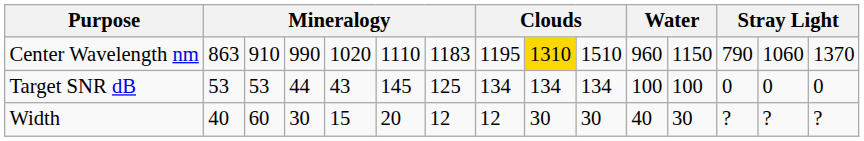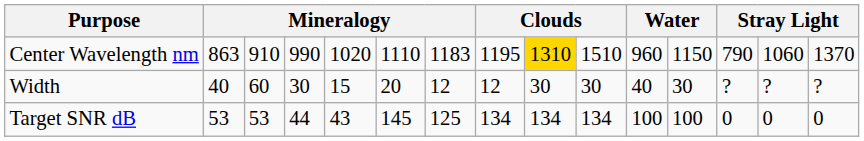rows swapped: (35, 119) <-> (73, 86)
